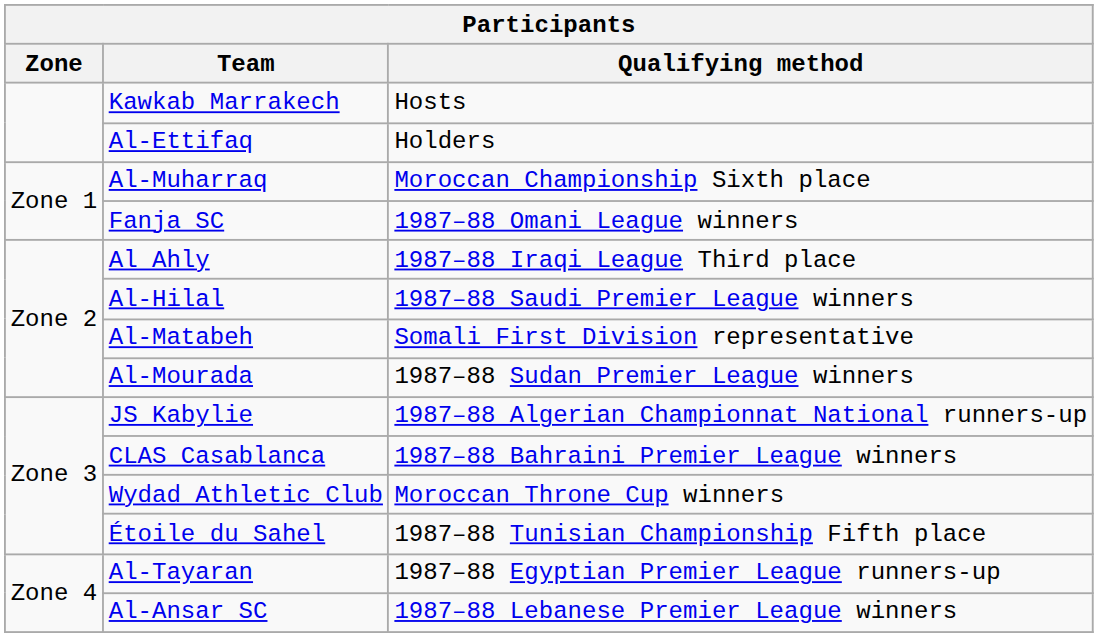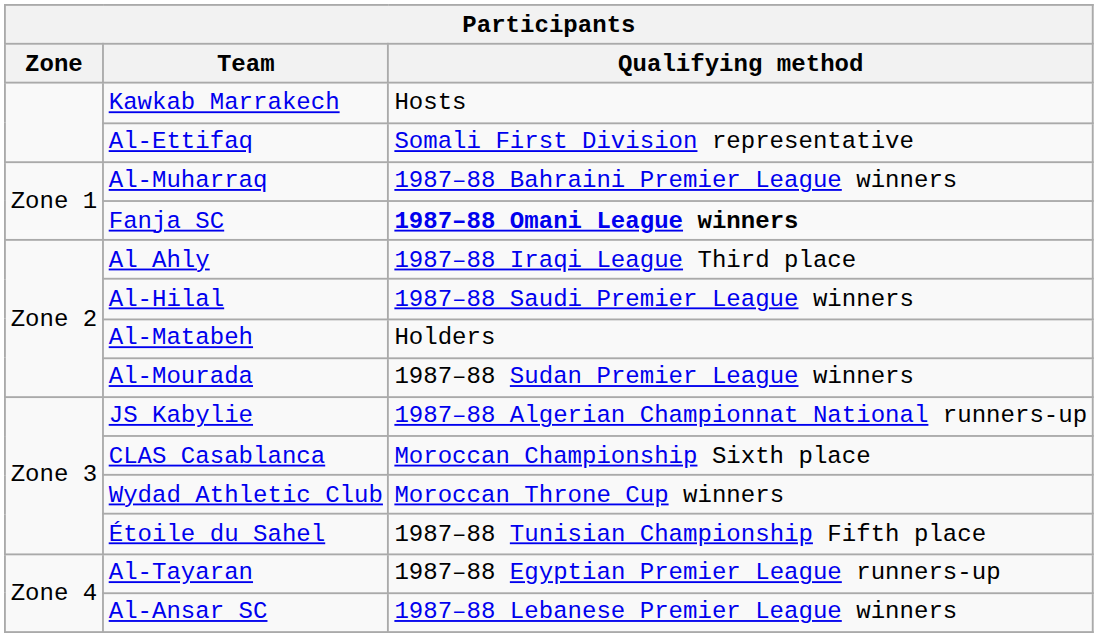(445, 142) Holders -> (654, 142) Somali First Division representative
(633, 181) Moroccan Championship Sixth place -> (676, 181) 1987–88 Bahraini Premier League winners
(596, 221) normal -> (596, 221) bold
(654, 338) Somali First Division representative -> (445, 338) Holders
(676, 456) 1987–88 Bahraini Premier League winners -> (633, 456) Moroccan Championship Sixth place
